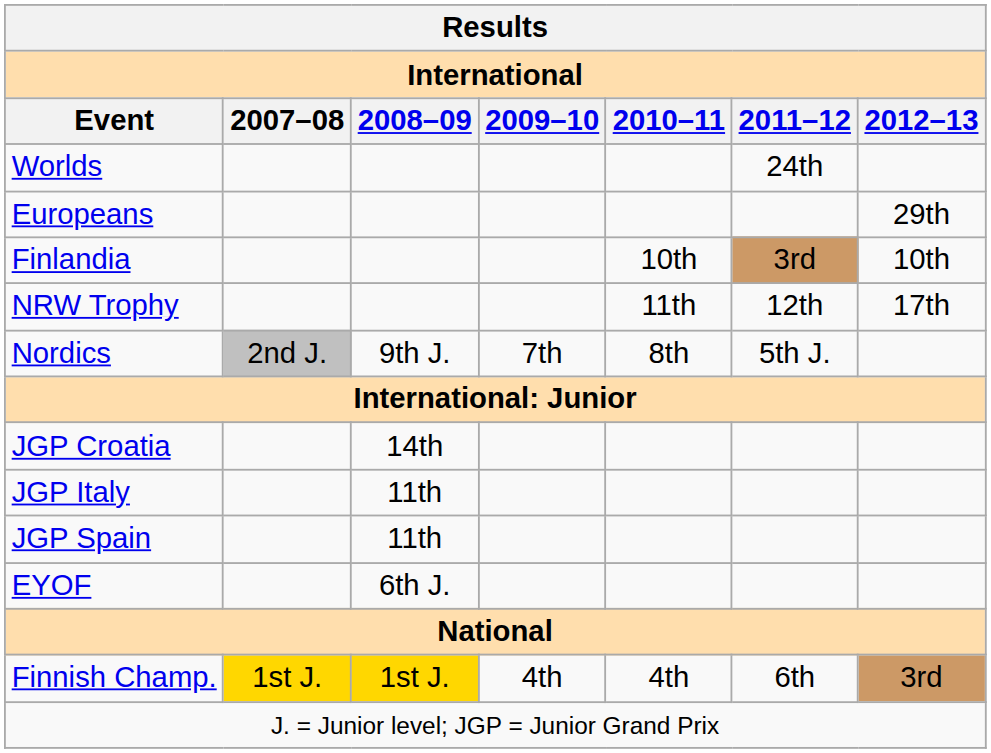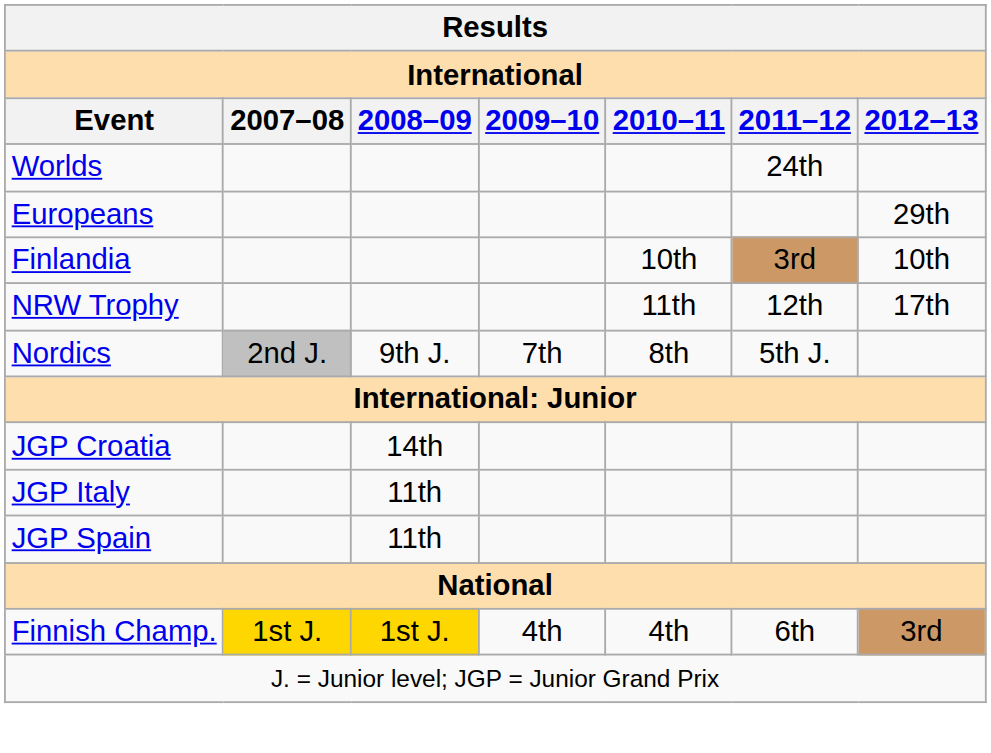- row: (52, 584)
